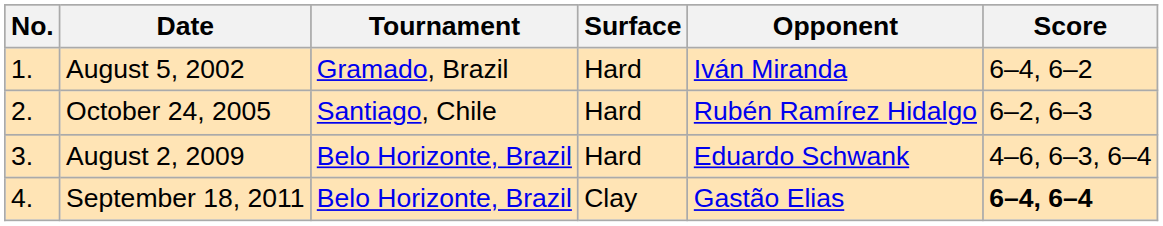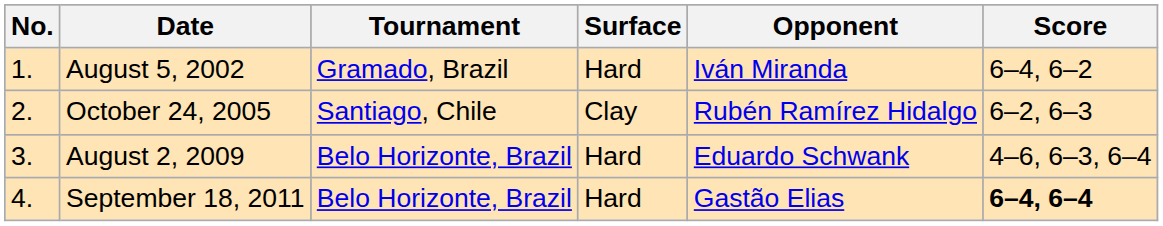(613, 111) Hard -> (611, 111) Clay
(611, 197) Clay -> (613, 197) Hard
